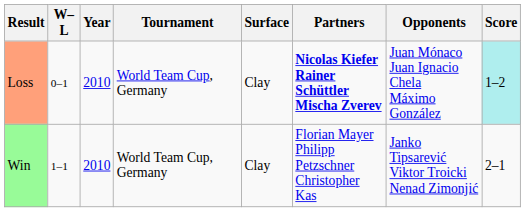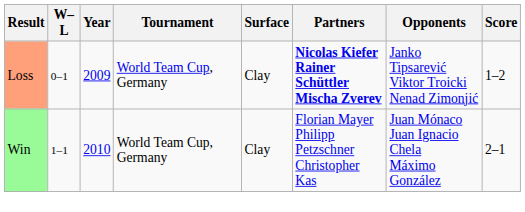(97, 82) 2010 -> (97, 75) 2009
(426, 82) Juan Mónaco Juan Ignacio Chela Máximo González -> (434, 75) Janko Tipsarević Viktor Troicki Nenad Zimonjić
(495, 82) paleturquoise background -> (495, 75) no background
(434, 165) Janko Tipsarević Viktor Troicki Nenad Zimonjić -> (426, 150) Juan Mónaco Juan Ignacio Chela Máximo González
